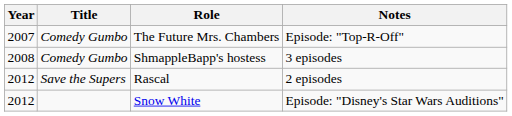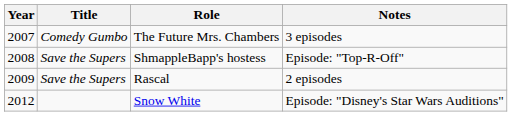(345, 36) Episode: "Top-R-Off" -> (314, 36) 3 episodes
(84, 57) Comedy Gumbo -> (83, 57) Save the Supers
(314, 57) 3 episodes -> (345, 57) Episode: "Top-R-Off"
(21, 79) 2012 -> (21, 79) 2009
